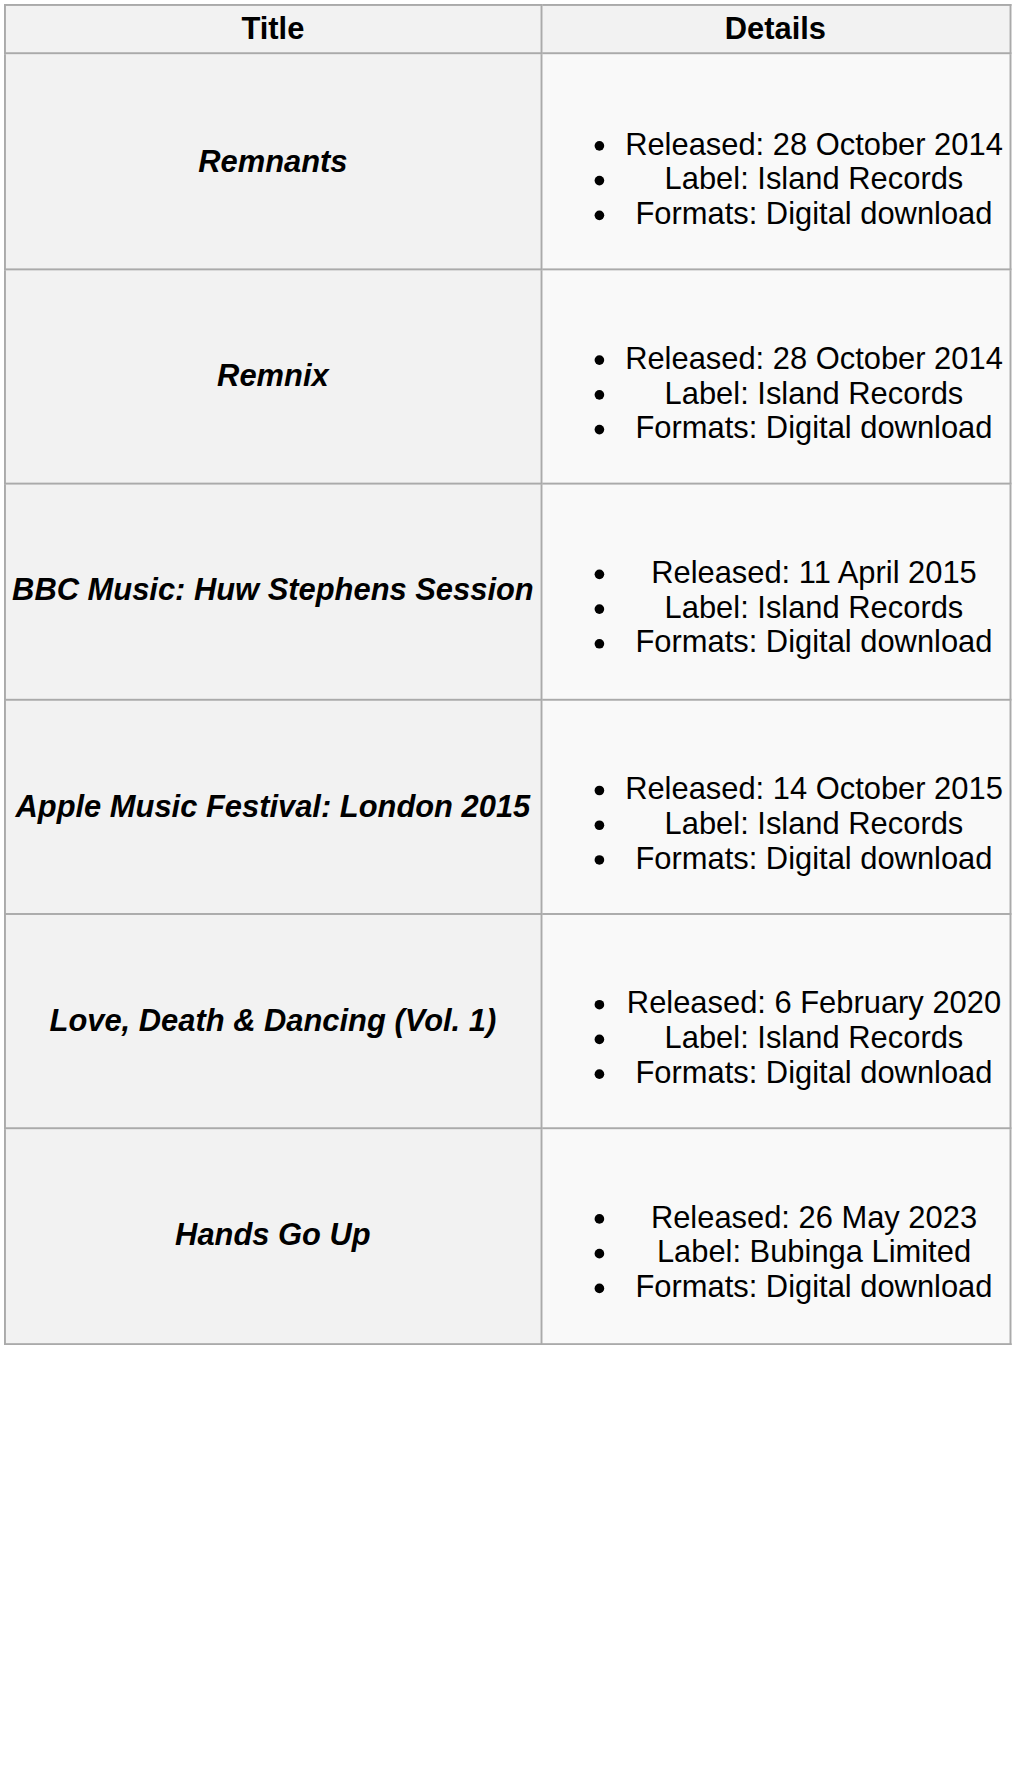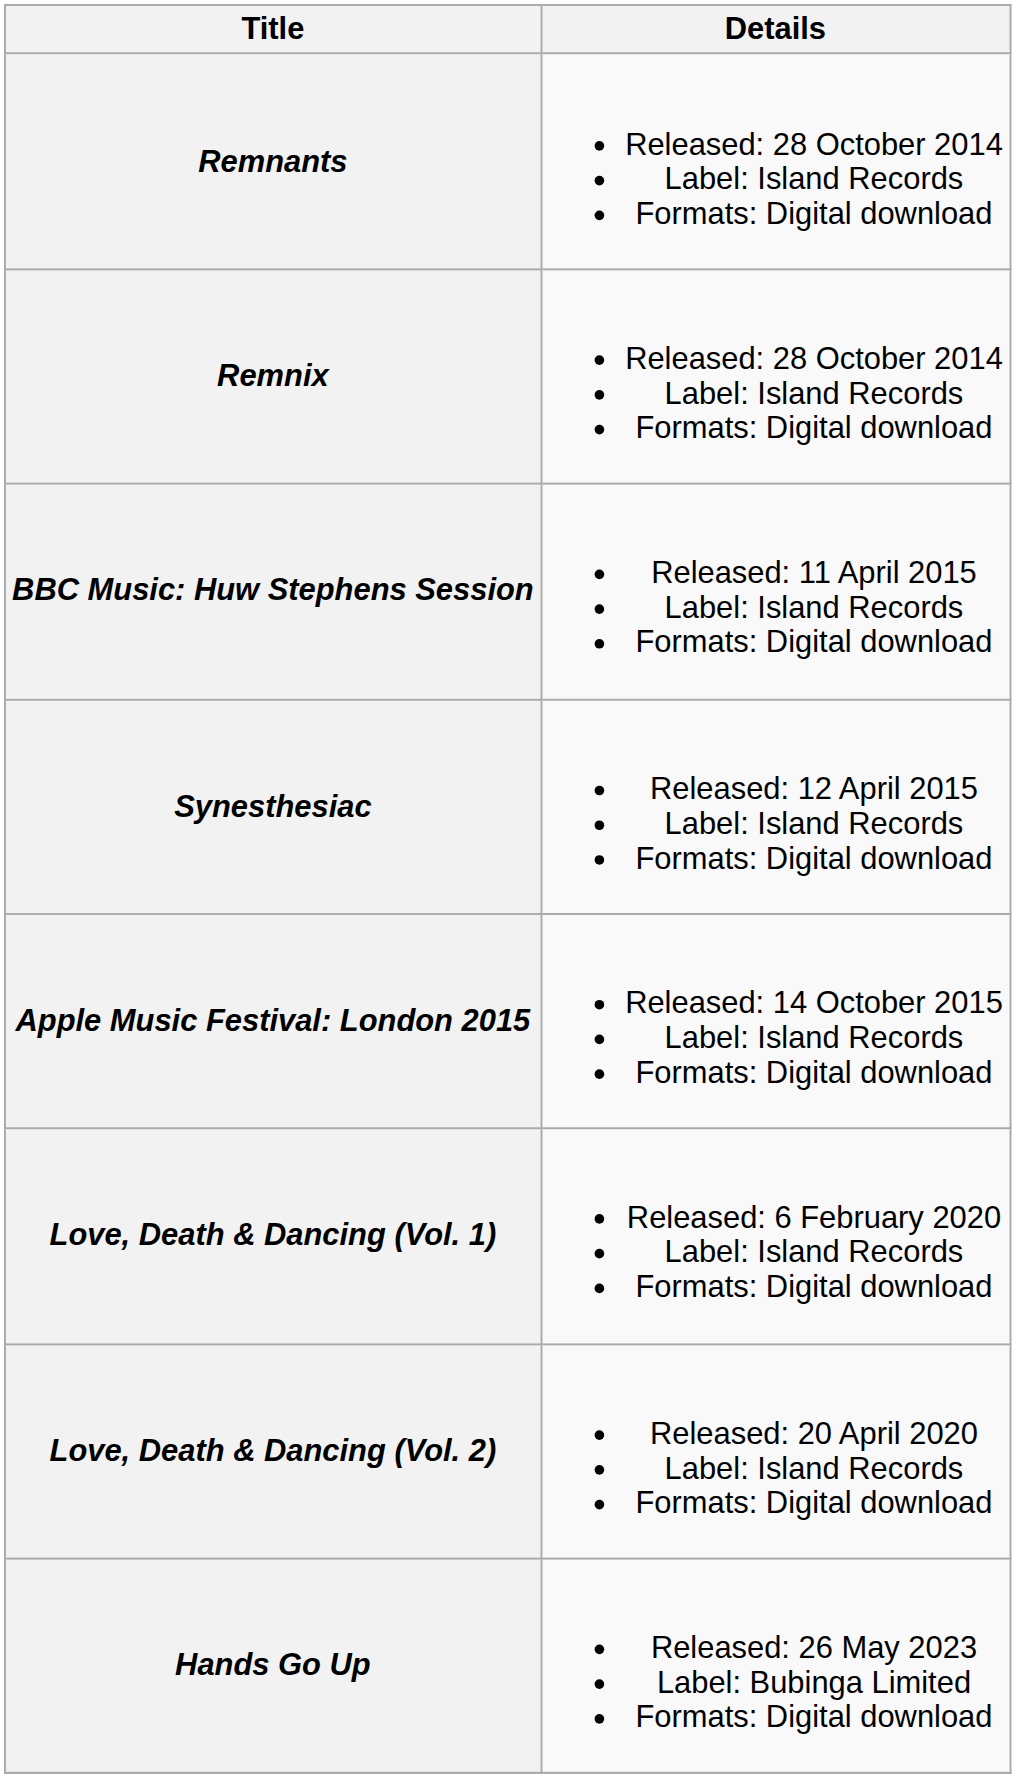+ row: (273, 805)
+ row: (273, 1450)
